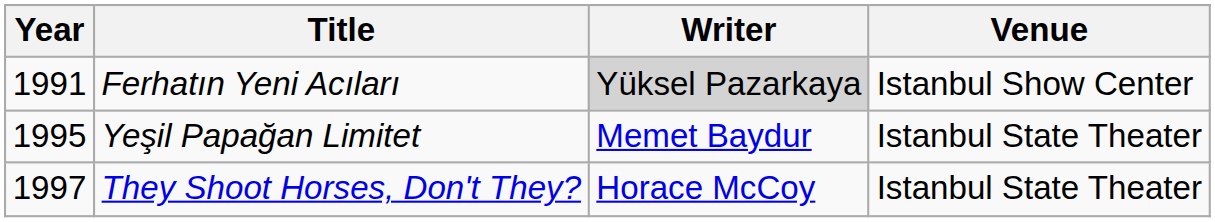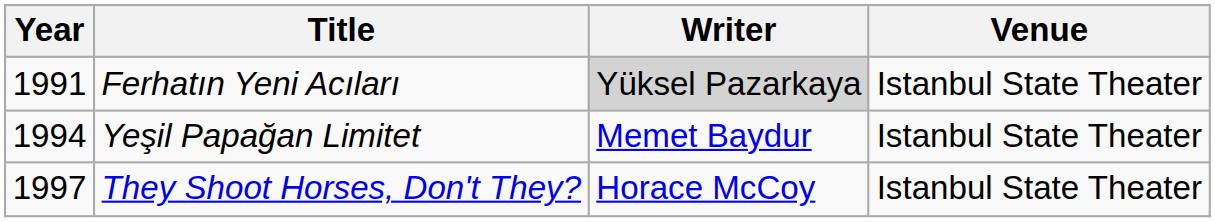(1035, 83) Istanbul Show Center -> (1039, 83) Istanbul State Theater
(50, 135) 1995 -> (50, 135) 1994
